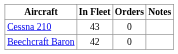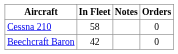columns swapped: (129, 12) <-> (160, 12)
(95, 26) 43 -> (95, 26) 58
